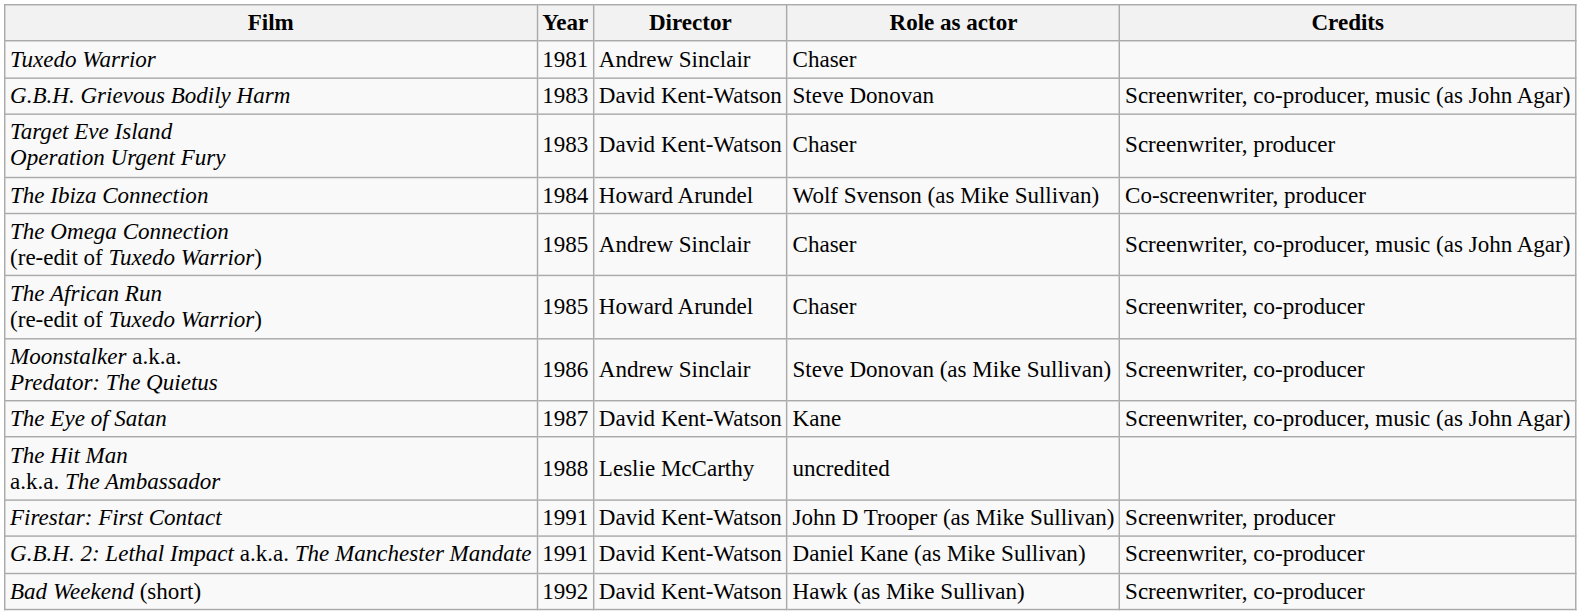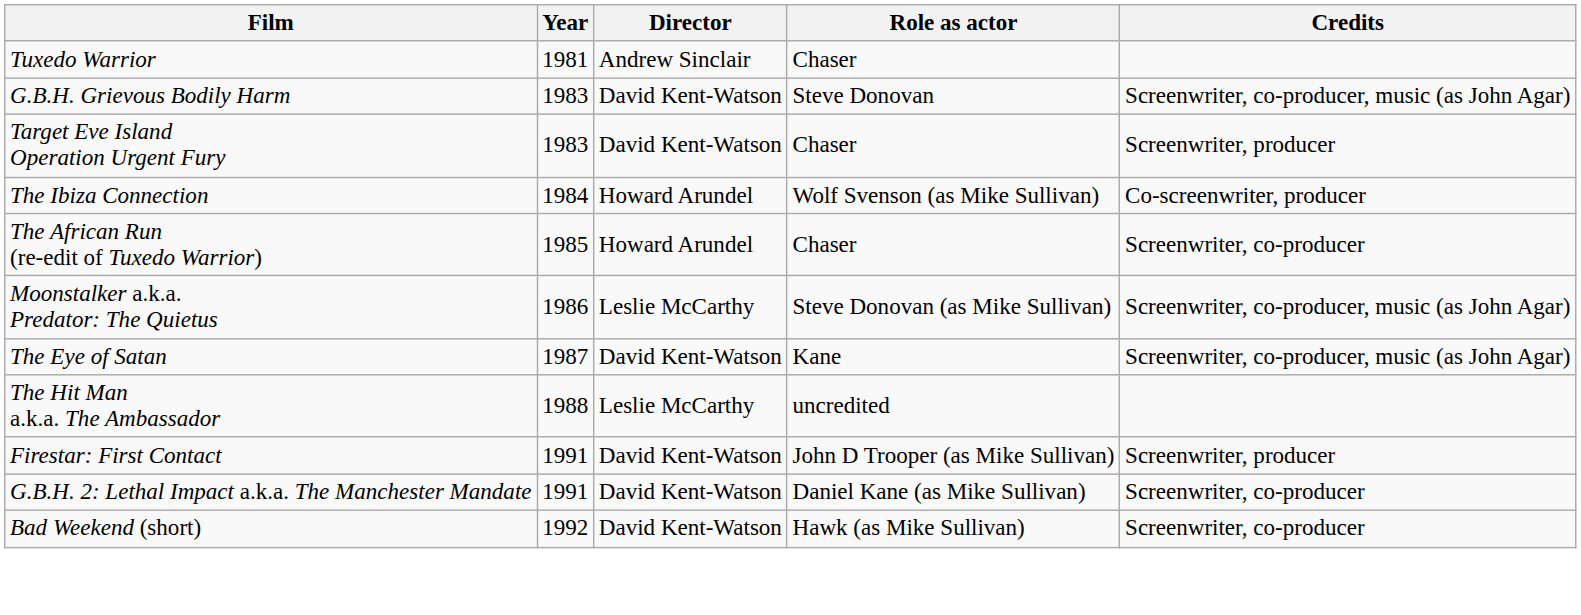- row: (136, 244)
(675, 369) Andrew Sinclair -> (677, 306) Leslie McCarthy
(1245, 369) Screenwriter, co-producer -> (1348, 306) Screenwriter, co-producer, music (as John Agar)
